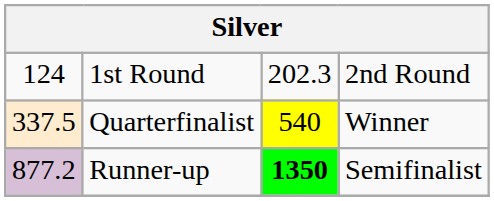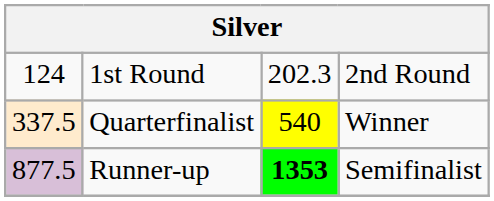(44, 171) 877.2 -> (44, 171) 877.5
(300, 171) 1350 -> (300, 171) 1353
